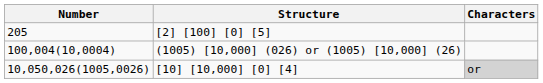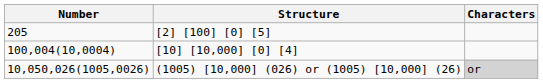(309, 51) (1005) [10,000] (026) or (1005) [10,000] (26) -> (227, 51) [10] [10,000] [0] [4]
(227, 69) [10] [10,000] [0] [4] -> (309, 69) (1005) [10,000] (026) or (1005) [10,000] (26)
